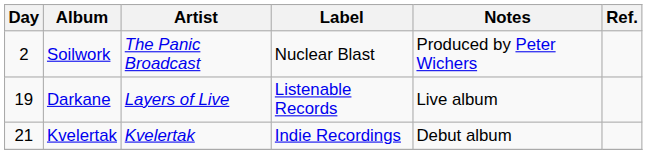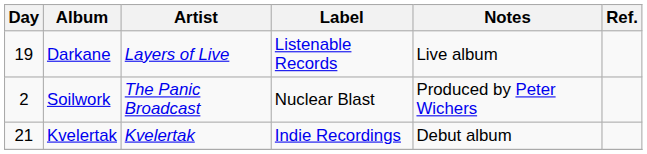rows swapped: (79, 53) <-> (79, 99)
